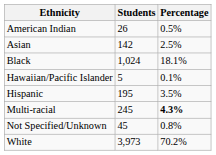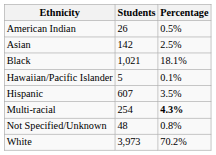(129, 61) 1,024 -> (129, 61) 1,021
(125, 93) 195 -> (125, 93) 607
(125, 110) 245 -> (125, 110) 254
(123, 126) 45 -> (123, 126) 48
